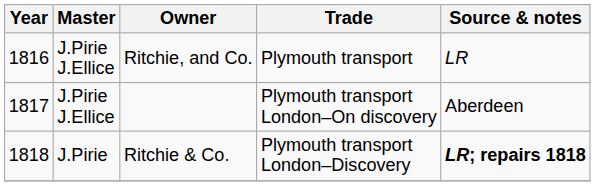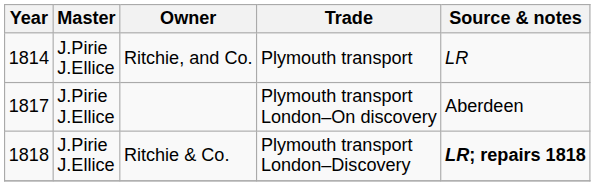(29, 57) 1816 -> (29, 57) 1814
(82, 155) J.Pirie -> (86, 155) J.Pirie J.Ellice
